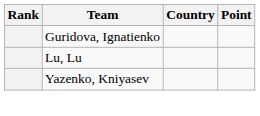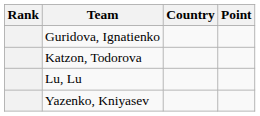+ row: (93, 57)
